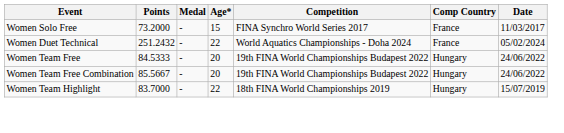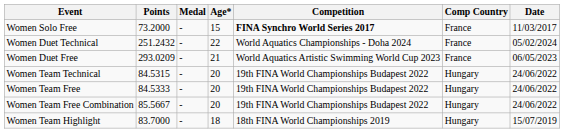(302, 27) normal -> (305, 27) bold
+ row: (42, 58)
+ row: (54, 74)
(215, 89) 22 -> (215, 120) 18
